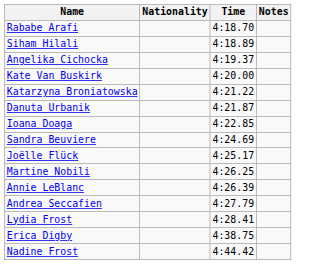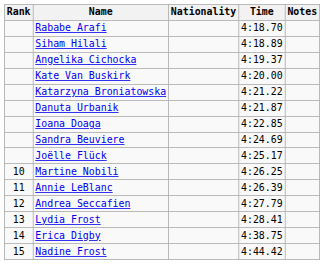+ column: (19, 13)
